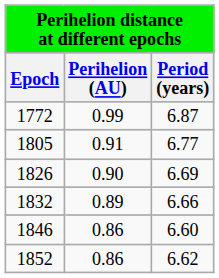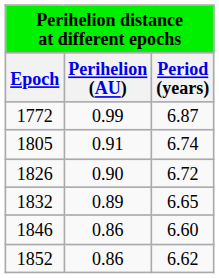(183, 144) 6.77 -> (183, 144) 6.74
(183, 173) 6.69 -> (183, 173) 6.72
(183, 201) 6.66 -> (183, 201) 6.65
